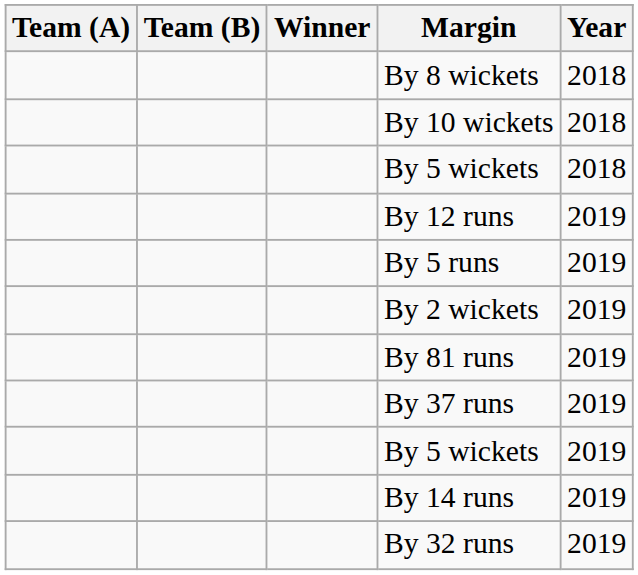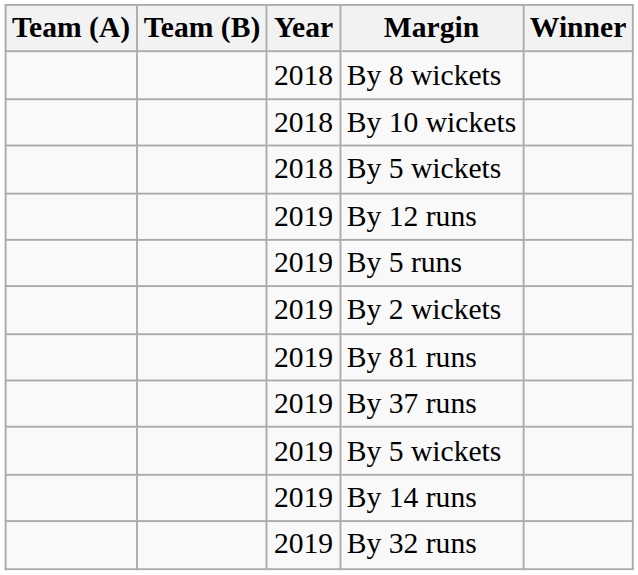columns swapped: (322, 27) <-> (597, 27)
